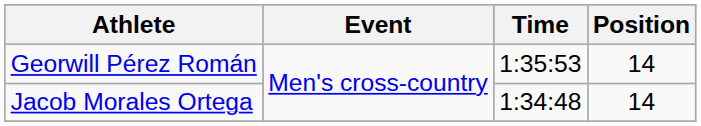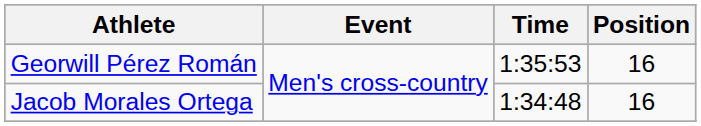(641, 64) 14 -> (641, 64) 16
(641, 103) 14 -> (641, 103) 16
